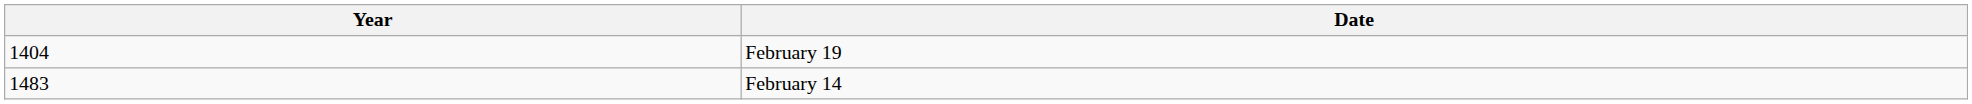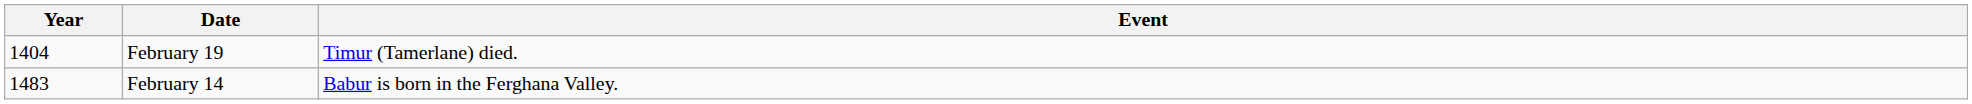+ column: (1143, 20)
